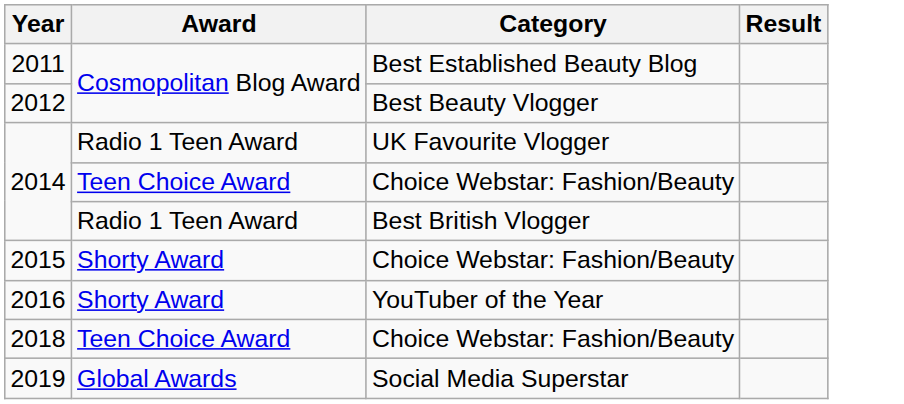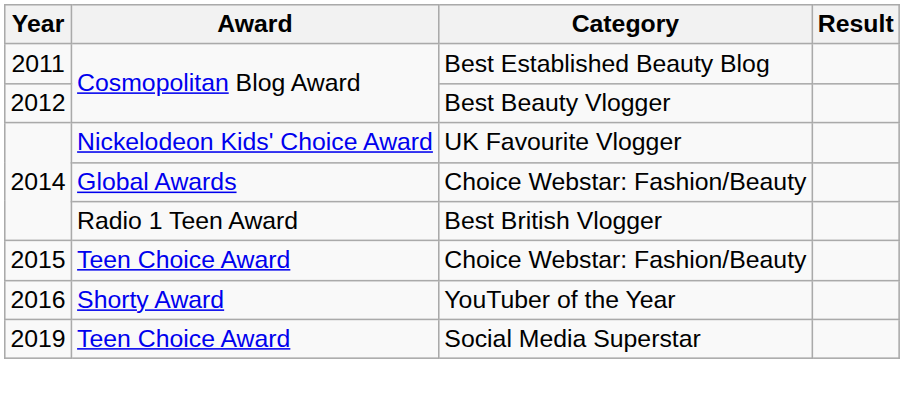(188, 142) Radio 1 Teen Award -> (255, 142) Nickelodeon Kids' Choice Award
(184, 181) Teen Choice Award -> (157, 181) Global Awards
(151, 260) Shorty Award -> (184, 260) Teen Choice Award
- row: (38, 338)
(157, 378) Global Awards -> (184, 338) Teen Choice Award
